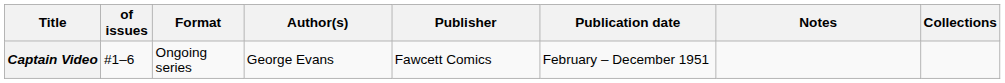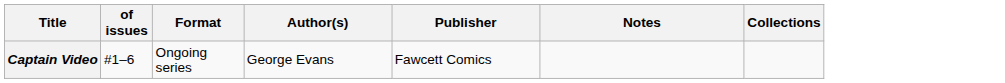- column: (628, 22)
